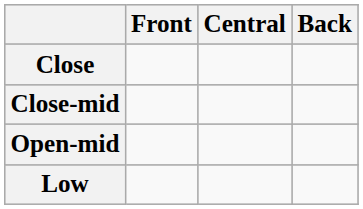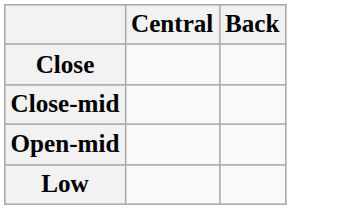- column: (161, 24)
